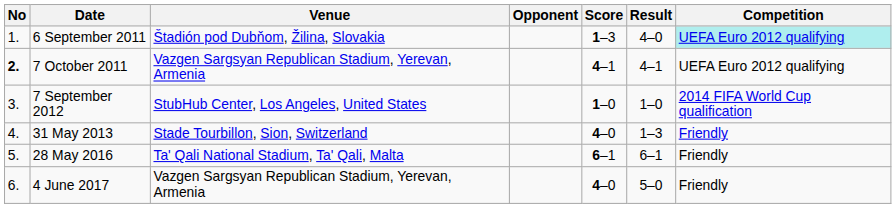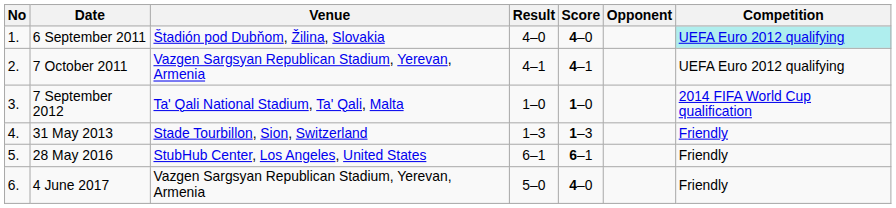columns swapped: (545, 15) <-> (651, 15)
(604, 37) 1–3 -> (581, 37) 4–0
(14, 66) bold -> (14, 66) normal
(290, 104) StubHub Center, Los Angeles, United States -> (279, 104) Ta' Qali National Stadium, Ta' Qali, Malta
(604, 133) 4–0 -> (581, 133) 1–3
(279, 155) Ta' Qali National Stadium, Ta' Qali, Malta -> (290, 155) StubHub Center, Los Angeles, United States
